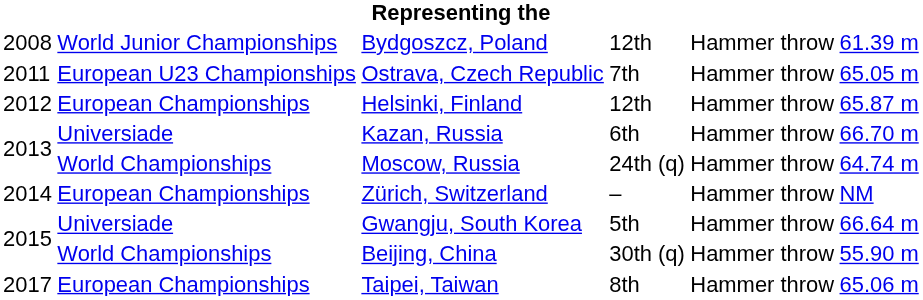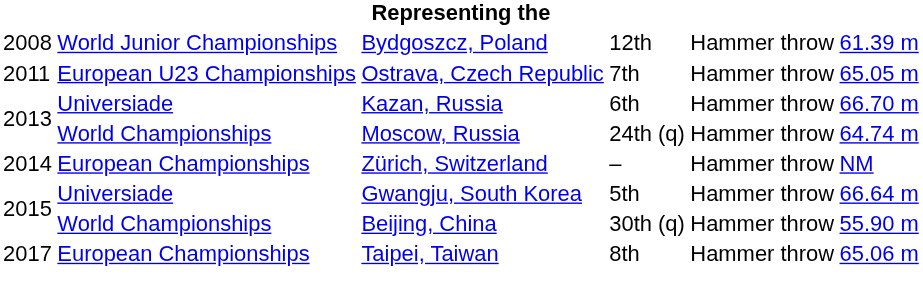- row: (442, 103)
